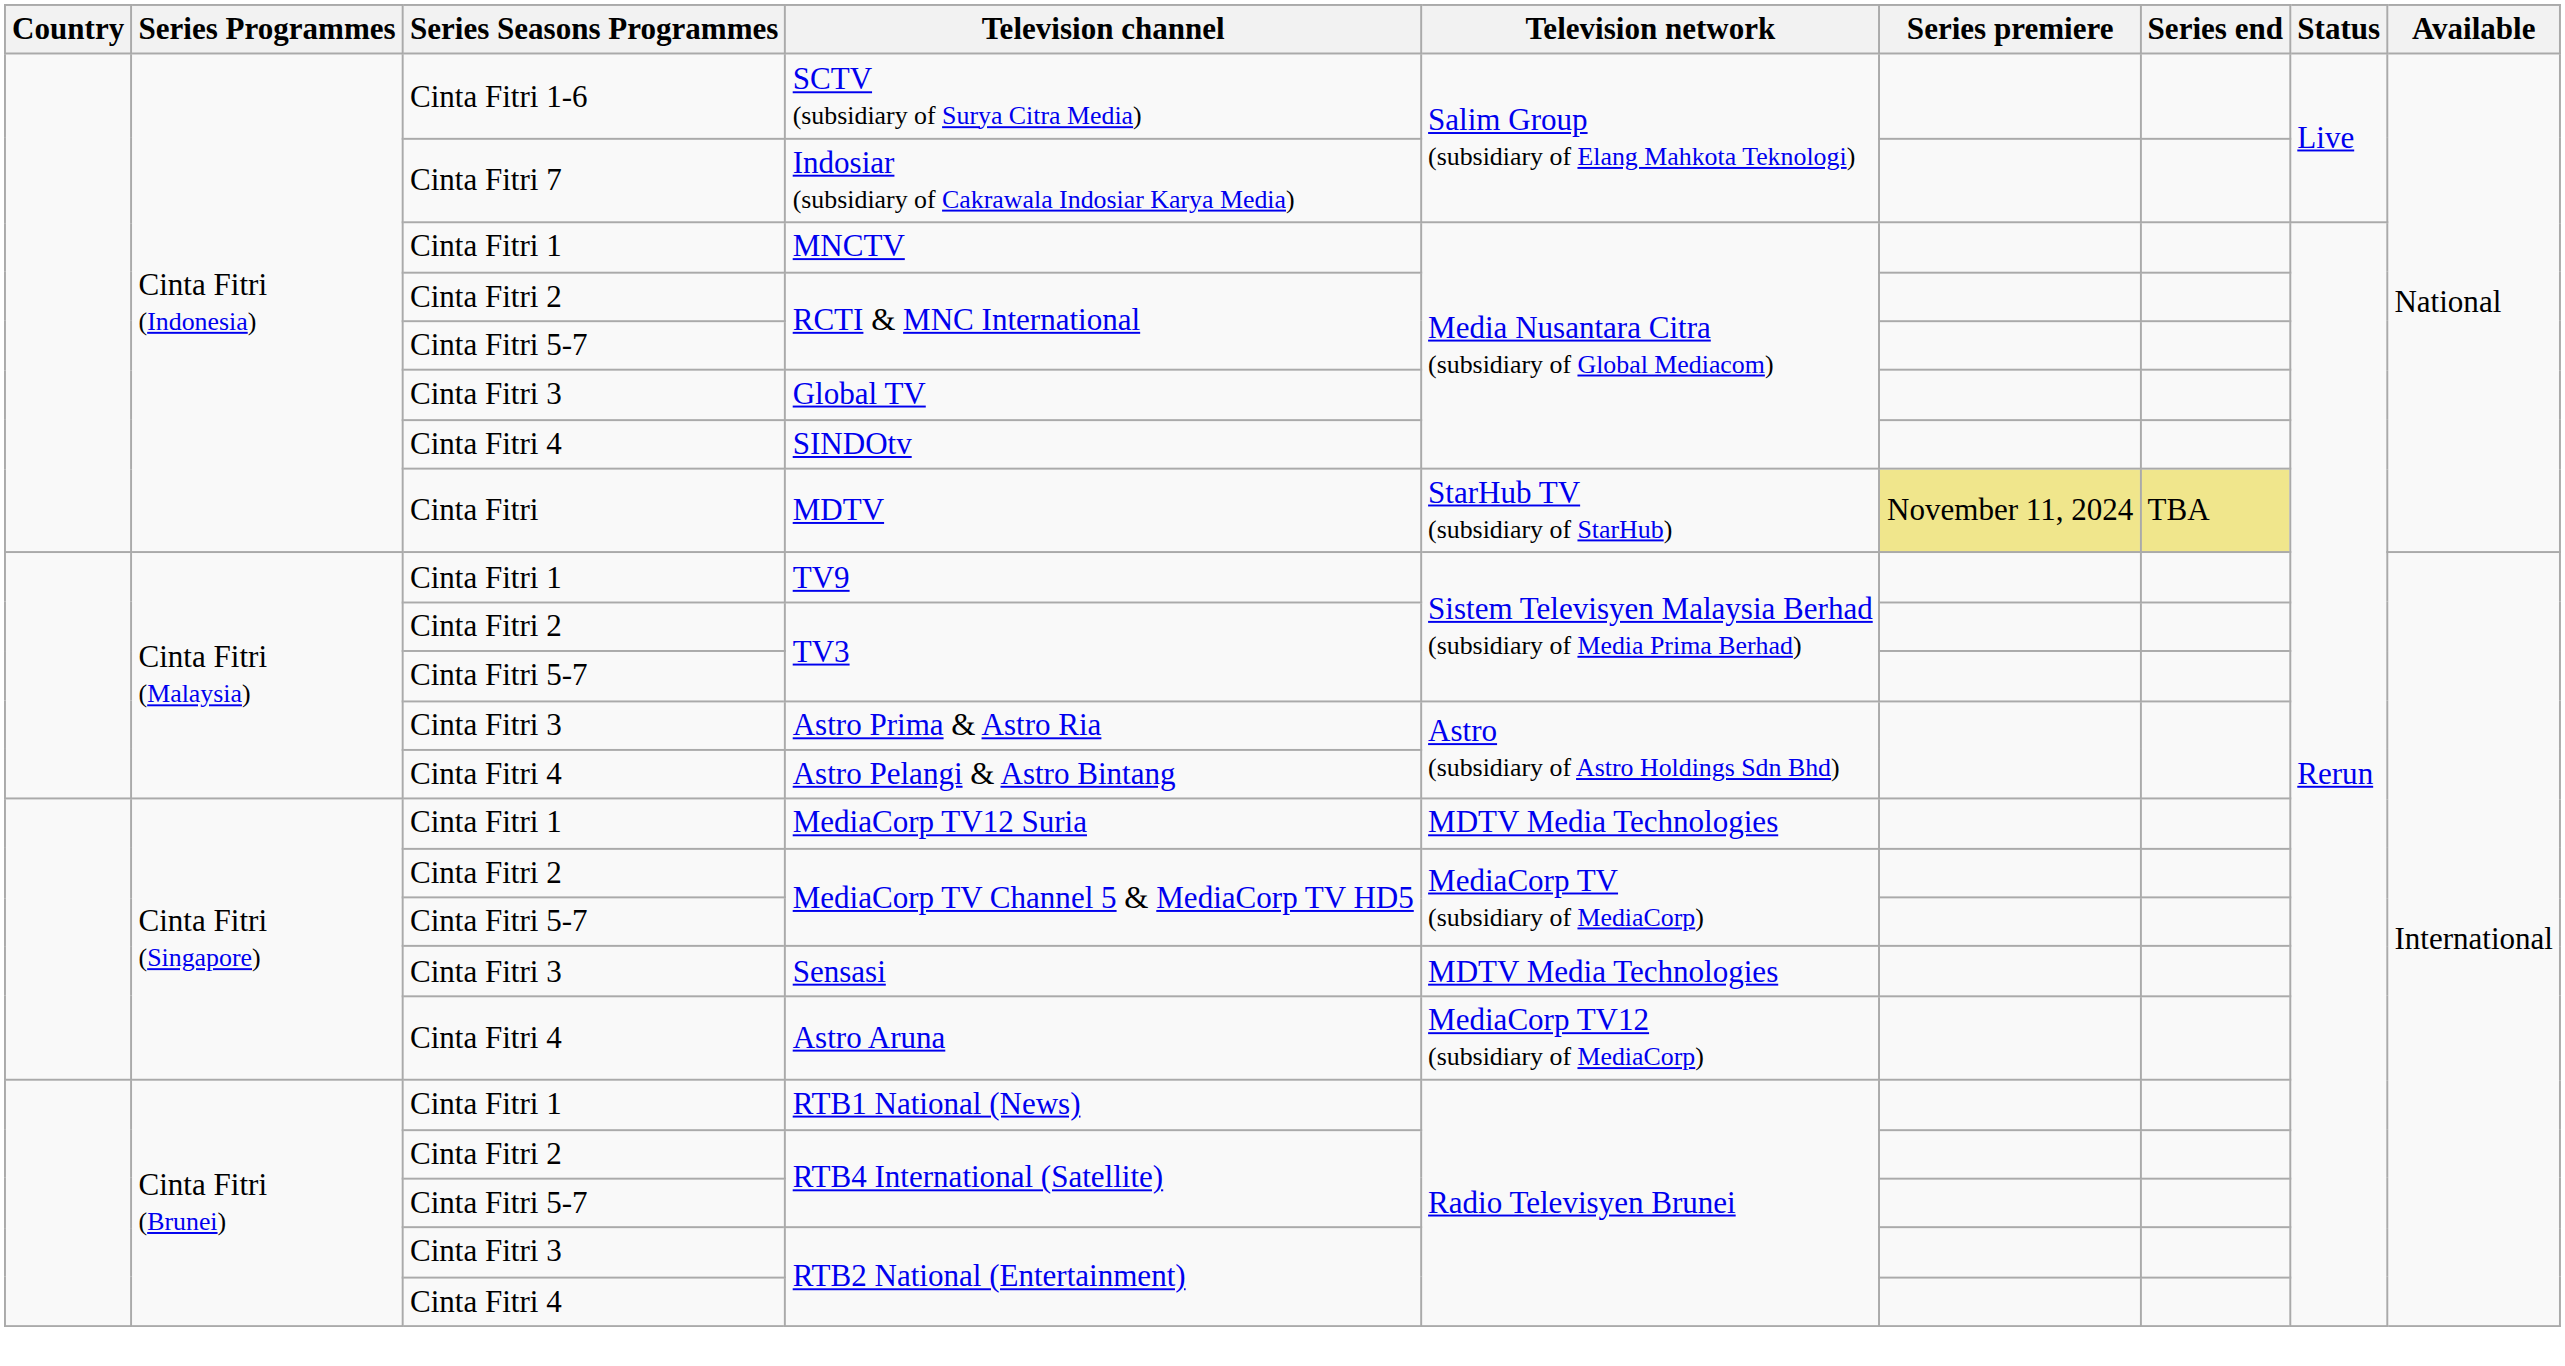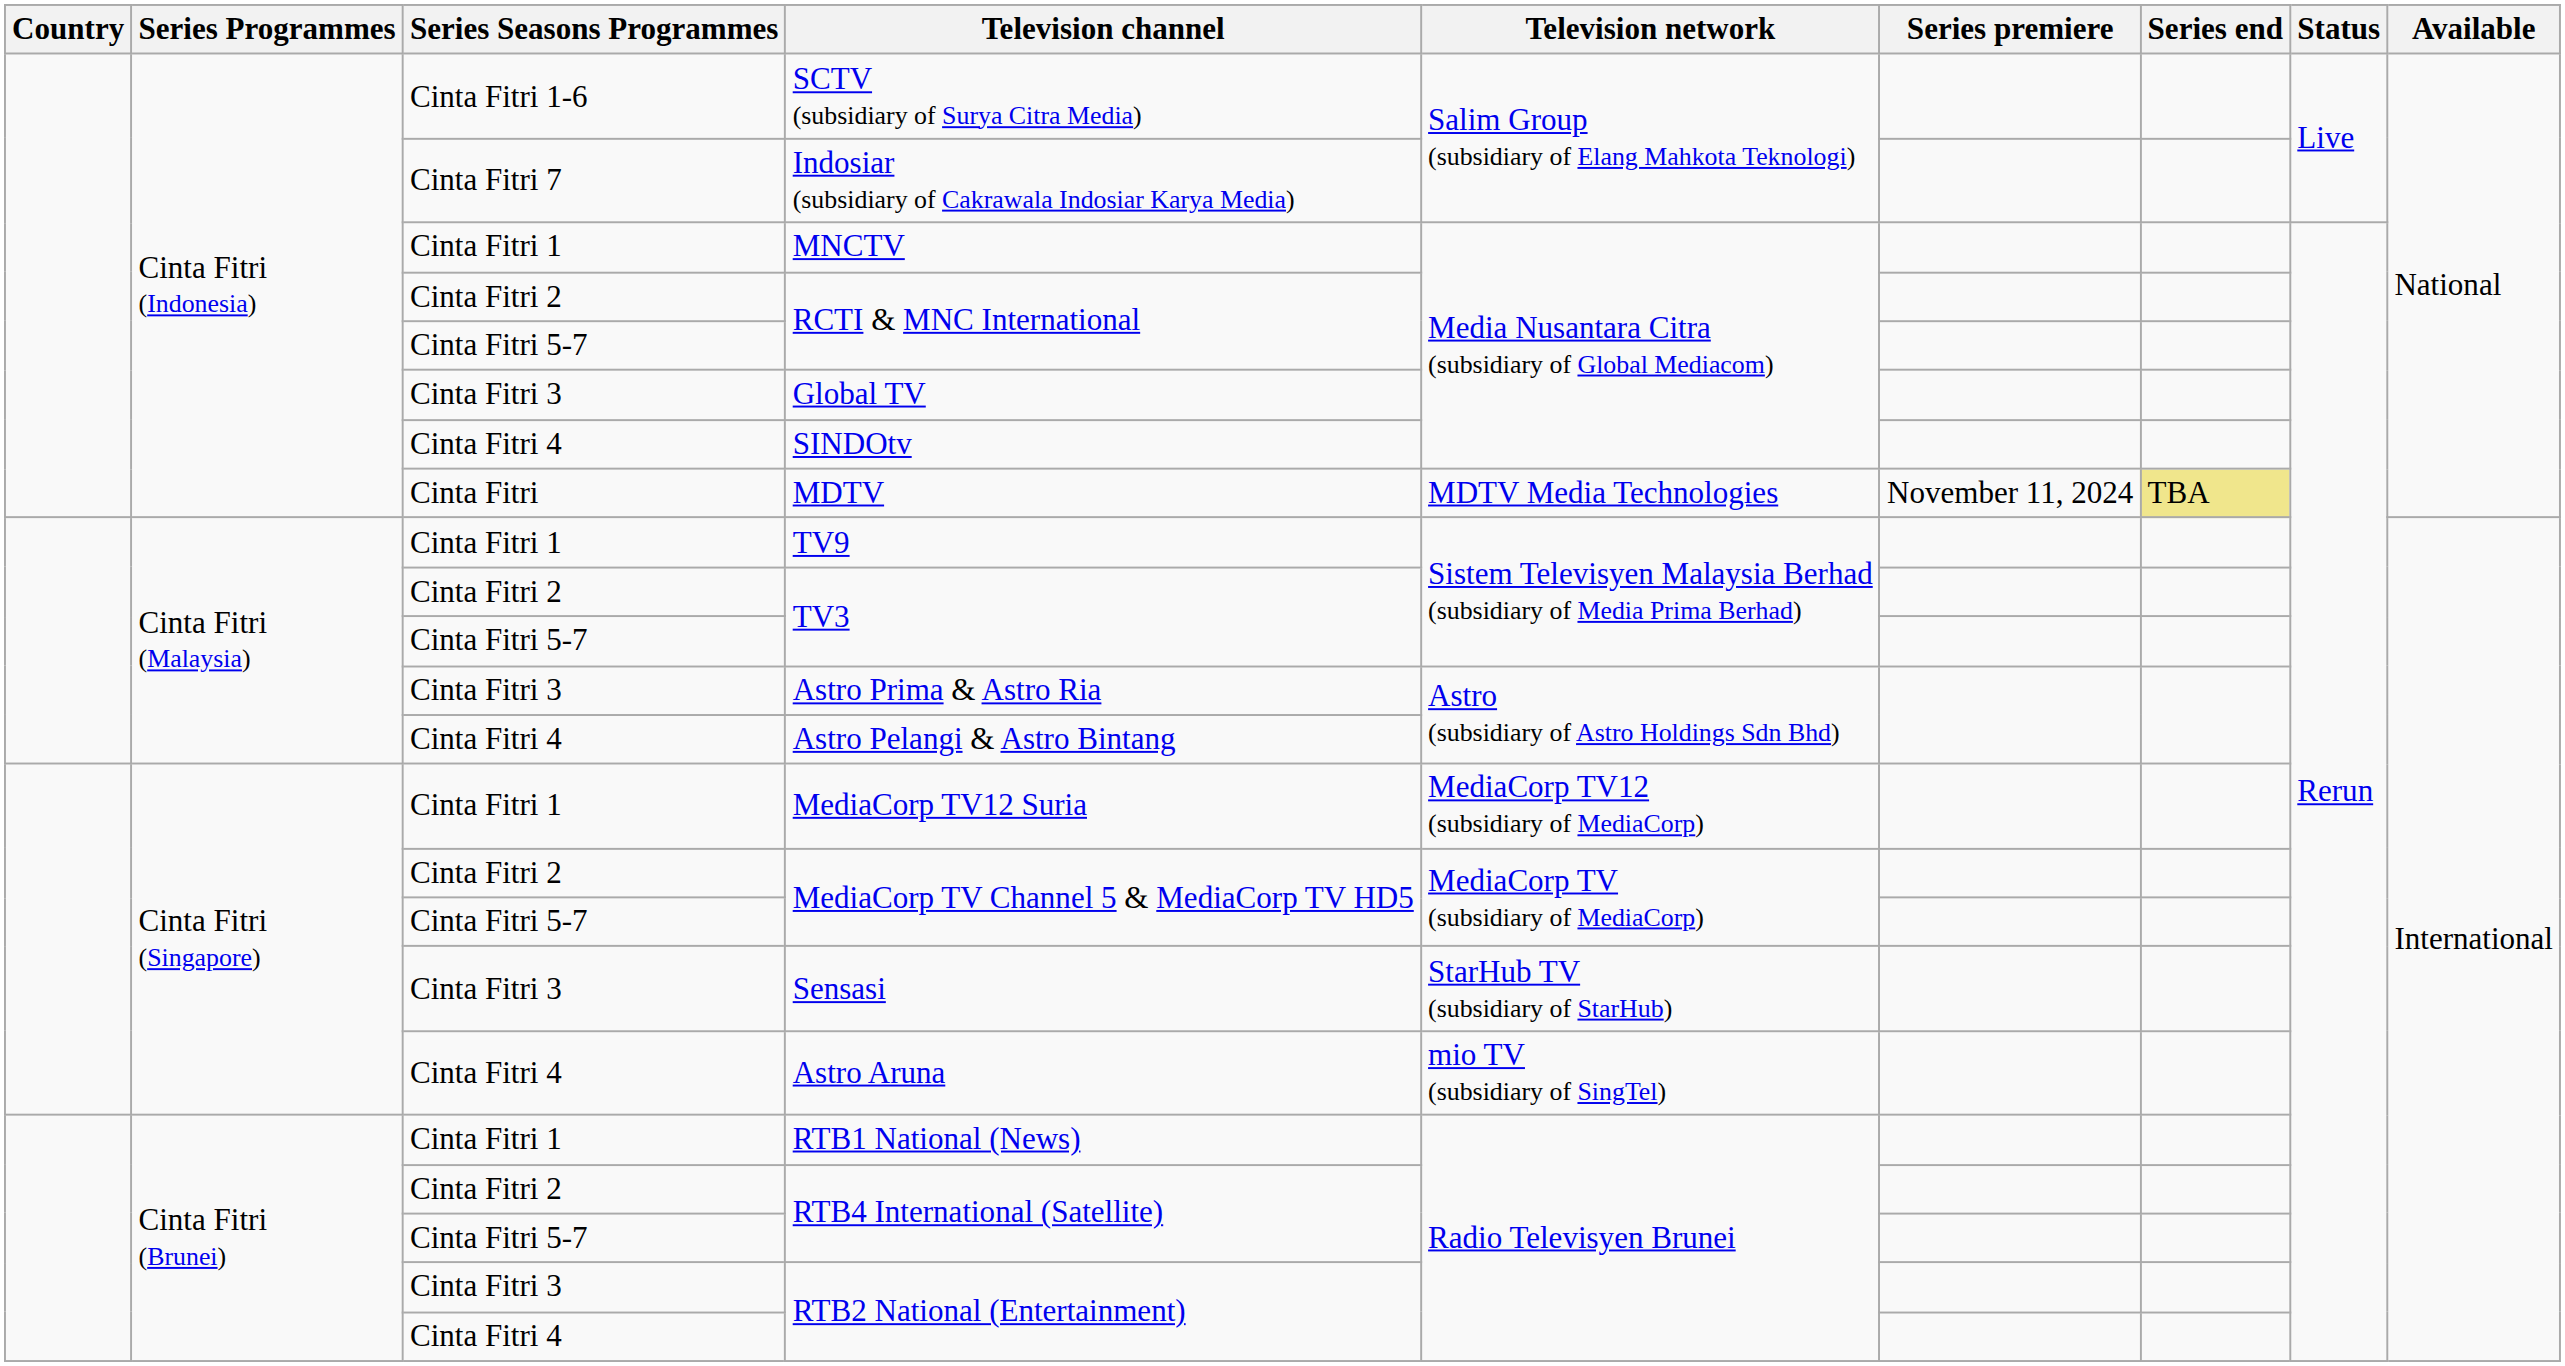(1550, 510) StarHub TV (subsidiary of StarHub) -> (1603, 492) MDTV Media Technologies
(2010, 510) khaki background -> (2010, 492) no background
(1603, 823) MDTV Media Technologies -> (1566, 805) MediaCorp TV12 (subsidiary of MediaCorp)
(1603, 970) MDTV Media Technologies -> (1550, 988) StarHub TV (subsidiary of StarHub)
(1566, 1037) MediaCorp TV12 (subsidiary of MediaCorp) -> (1547, 1072) mio TV (subsidiary of SingTel)
